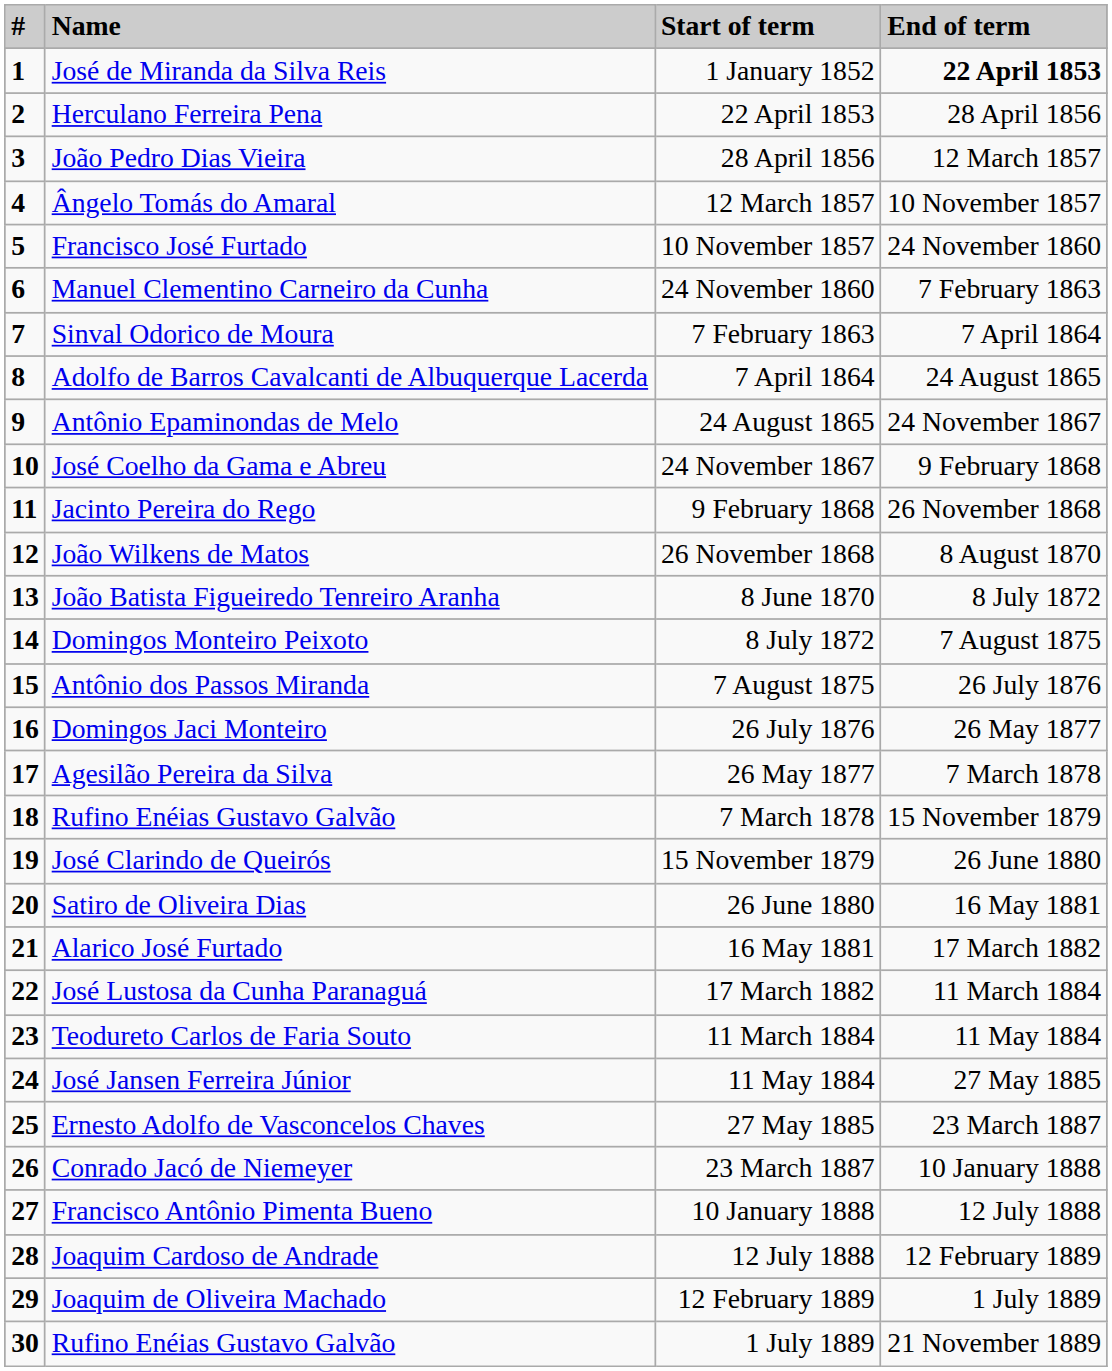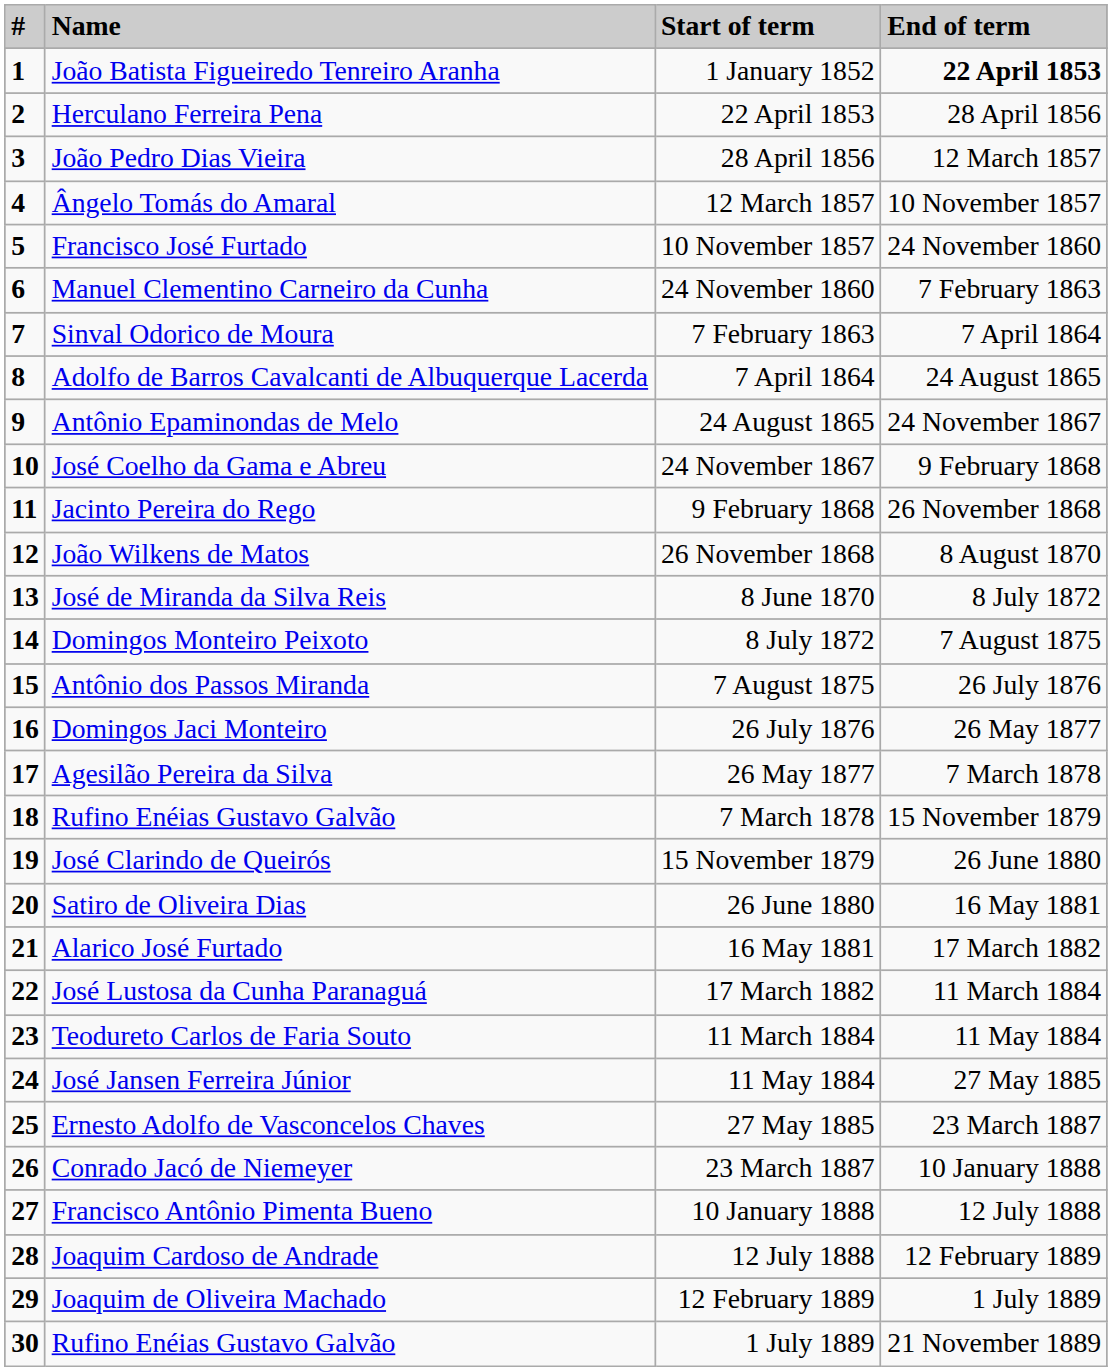(219, 70) José de Miranda da Silva Reis -> (276, 70) João Batista Figueiredo Tenreiro Aranha
(276, 597) João Batista Figueiredo Tenreiro Aranha -> (219, 597) José de Miranda da Silva Reis
